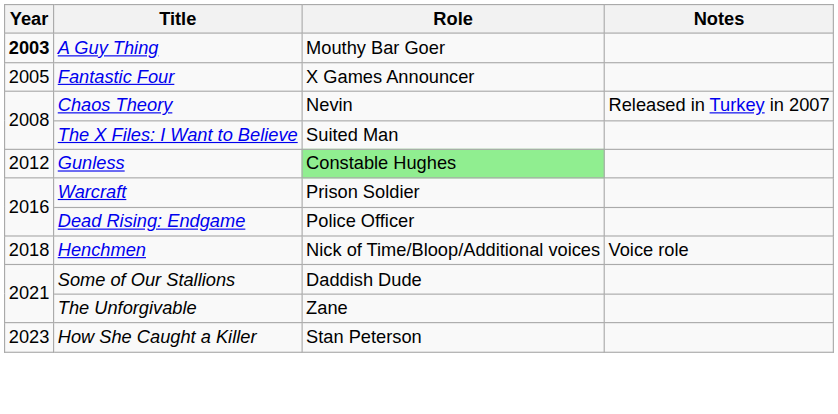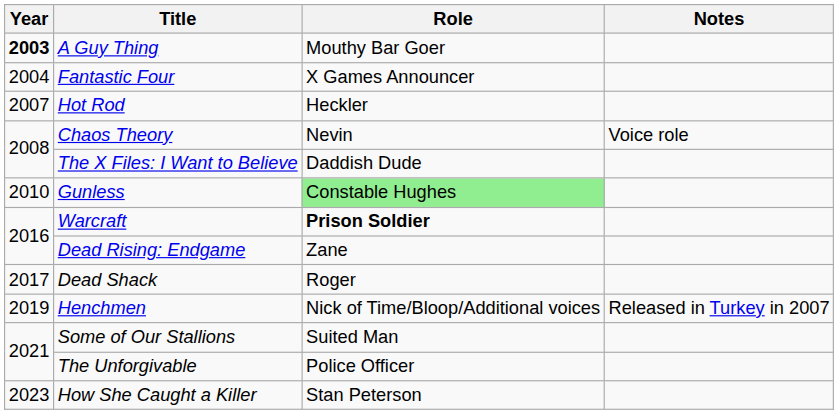(29, 76) 2005 -> (29, 76) 2004
+ row: (91, 105)
(719, 105) Released in Turkey in 2007 -> (649, 134) Voice role
(352, 134) Suited Man -> (364, 163) Daddish Dude
(29, 163) 2012 -> (29, 192) 2010
(363, 192) normal -> (368, 221) bold
(360, 221) Police Officer -> (327, 250) Zane
+ row: (107, 279)
(29, 250) 2018 -> (29, 308) 2019
(649, 250) Voice role -> (719, 308) Released in Turkey in 2007
(364, 279) Daddish Dude -> (352, 337) Suited Man
(327, 308) Zane -> (360, 366) Police Officer
